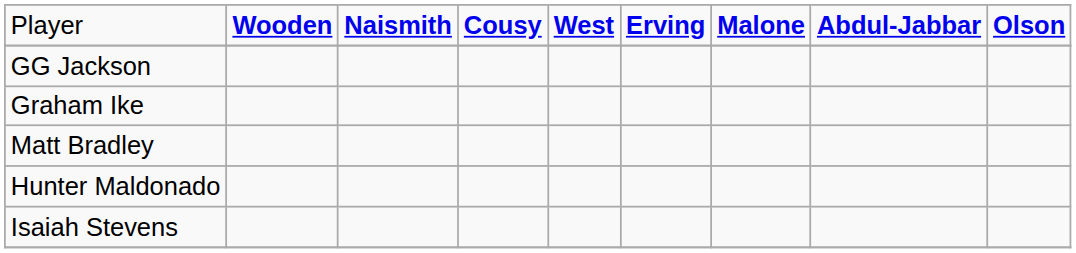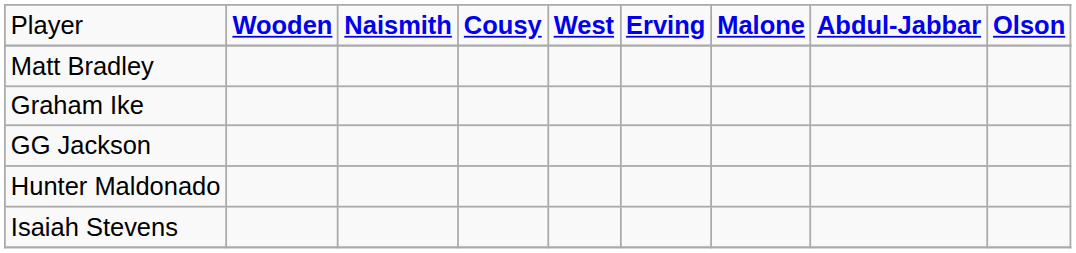rows swapped: (82, 146) <-> (81, 66)
